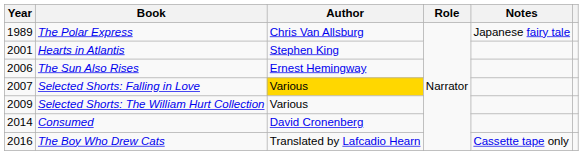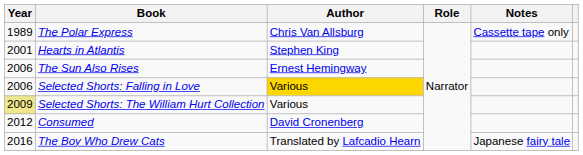(522, 31) Japanese fairy tale -> (521, 31) Cassette tape only
(20, 86) 2007 -> (20, 86) 2006
(20, 104) no background -> (20, 104) khaki background
(20, 123) 2014 -> (20, 123) 2012
(521, 141) Cassette tape only -> (522, 141) Japanese fairy tale
